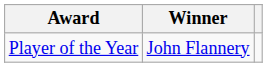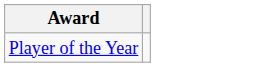- column: (198, 18)
